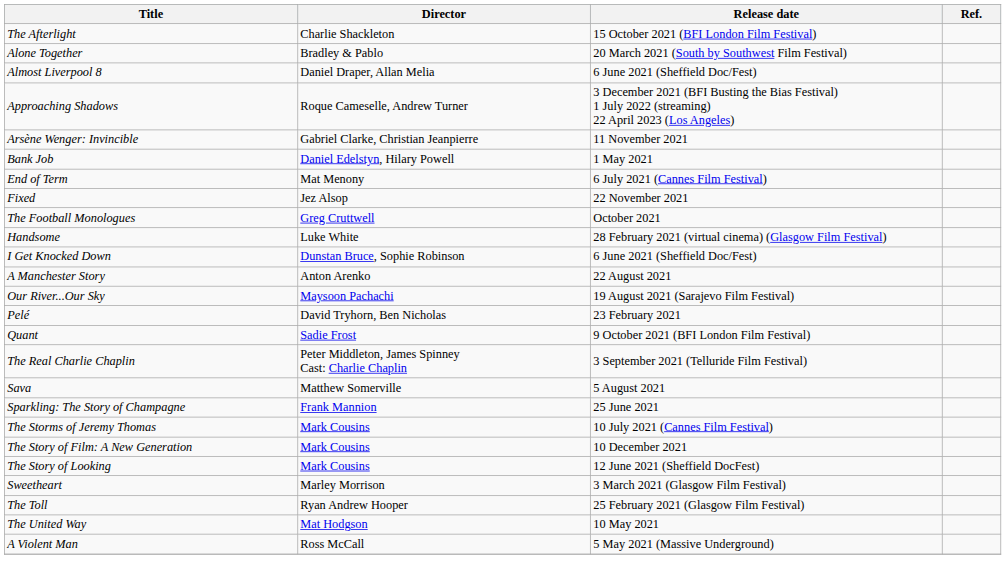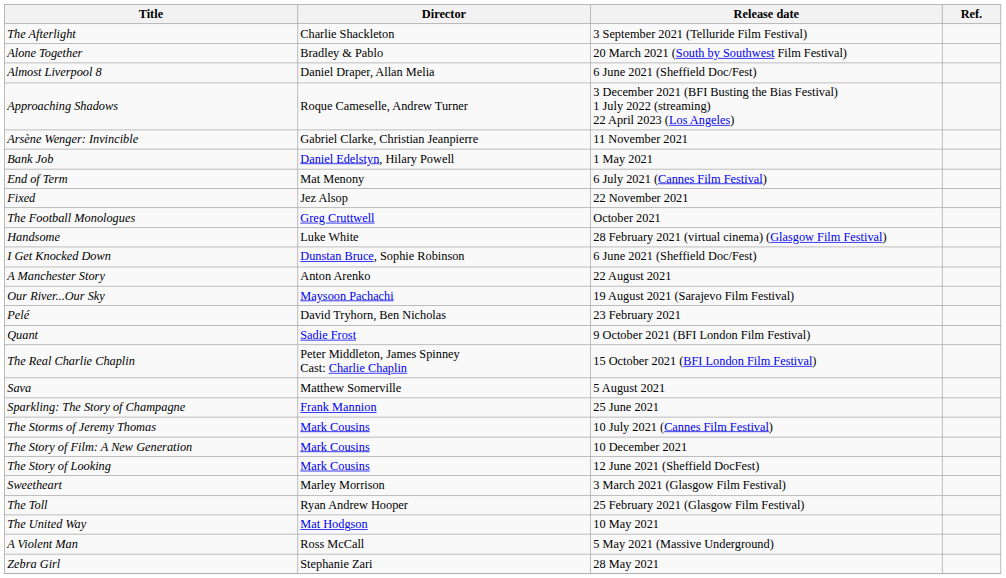(705, 33) 15 October 2021 (BFI London Film Festival) -> (700, 33) 3 September 2021 (Telluride Film Festival)
(700, 361) 3 September 2021 (Telluride Film Festival) -> (705, 361) 15 October 2021 (BFI London Film Festival)
+ row: (34, 563)
